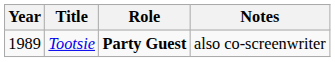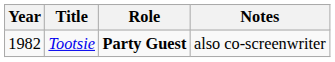(25, 43) 1989 -> (25, 43) 1982
